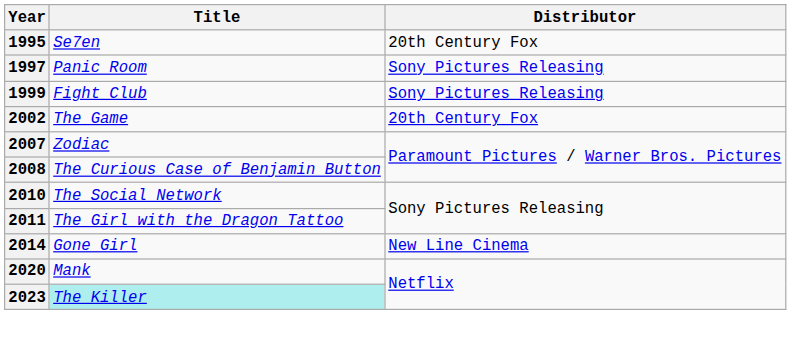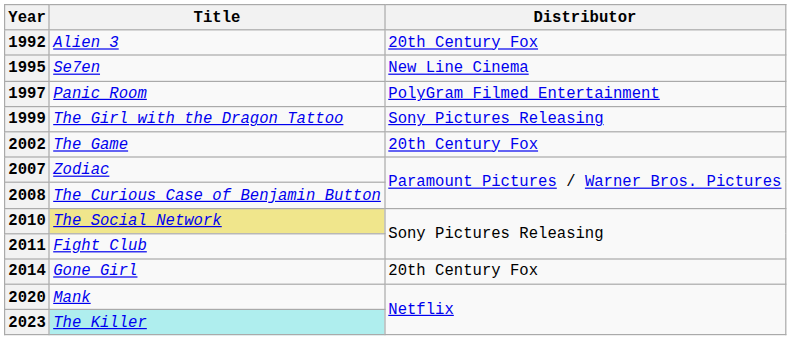+ row: (27, 43)
(463, 43) 20th Century Fox -> (458, 68) New Line Cinema
(496, 68) Sony Pictures Releasing -> (524, 94) PolyGram Filmed Entertainment
(100, 94) Fight Club -> (198, 119) The Girl with the Dragon Tattoo
(137, 195) no background -> (137, 221) khaki background
(198, 221) The Girl with the Dragon Tattoo -> (100, 246) Fight Club
(458, 246) New Line Cinema -> (463, 272) 20th Century Fox
